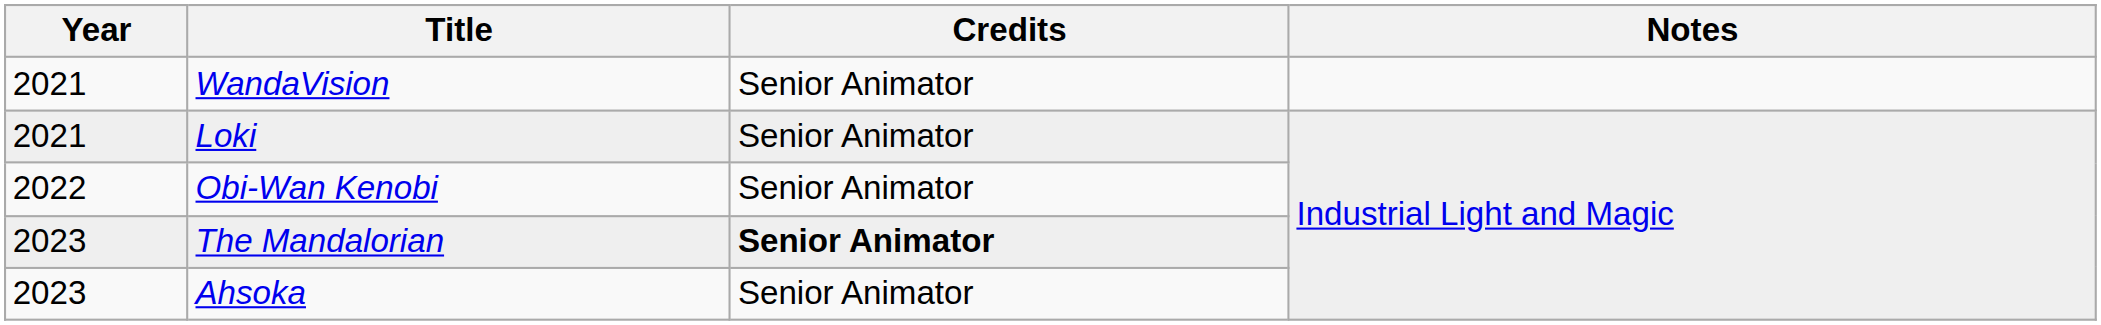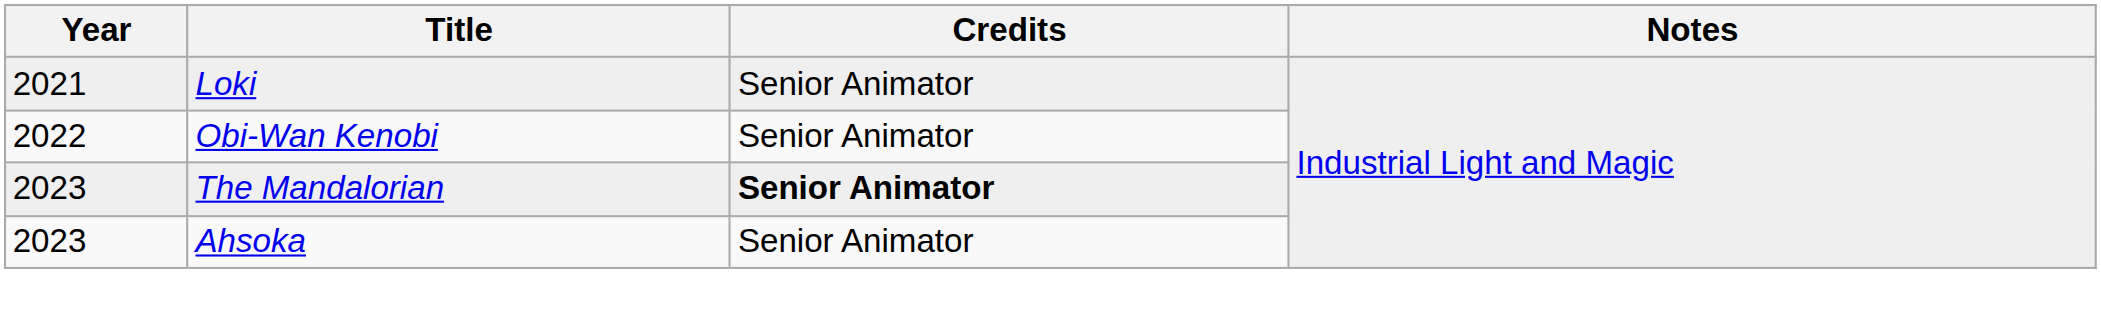- row: (292, 83)
